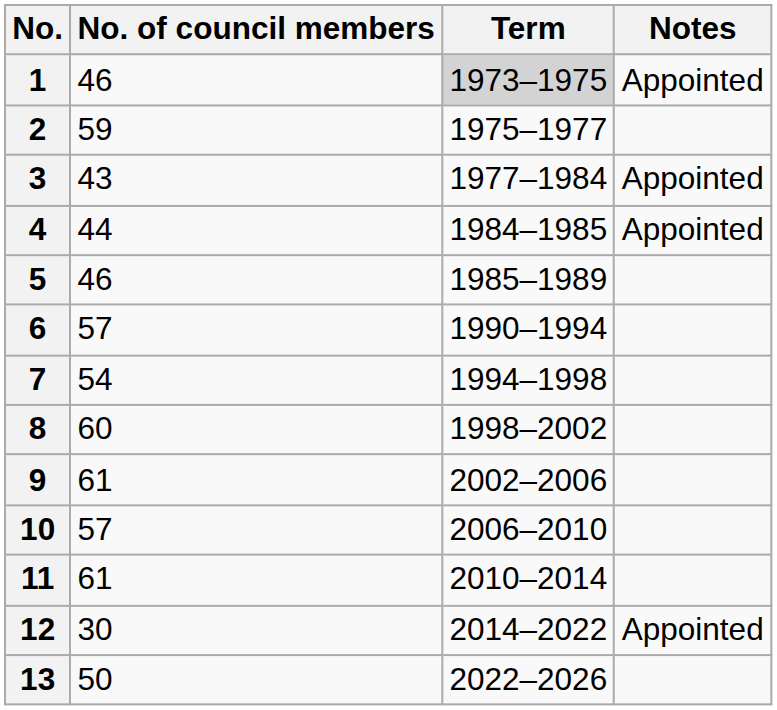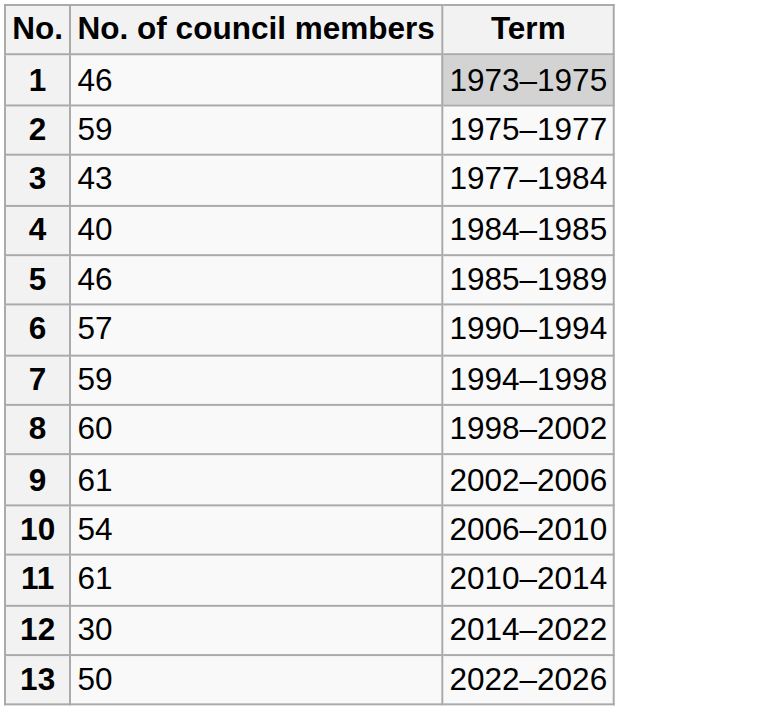- column: (693, 29)
(95, 229) 44 -> (95, 229) 40
(95, 379) 54 -> (95, 379) 59
(95, 529) 57 -> (95, 529) 54
